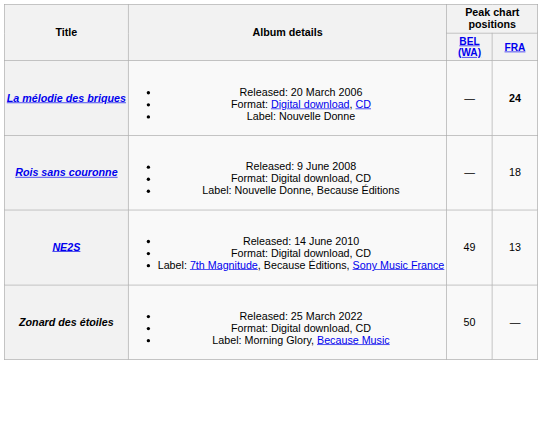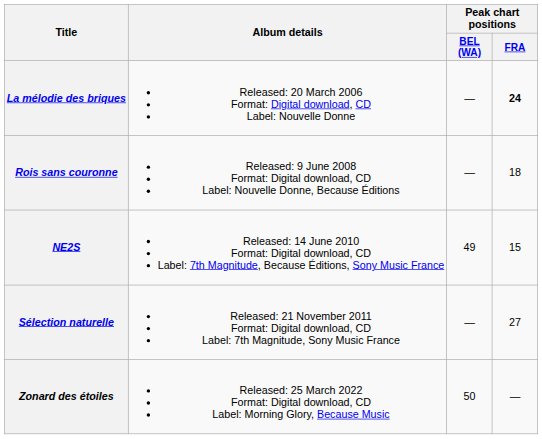(515, 247) 13 -> (515, 247) 15
+ row: (66, 322)
